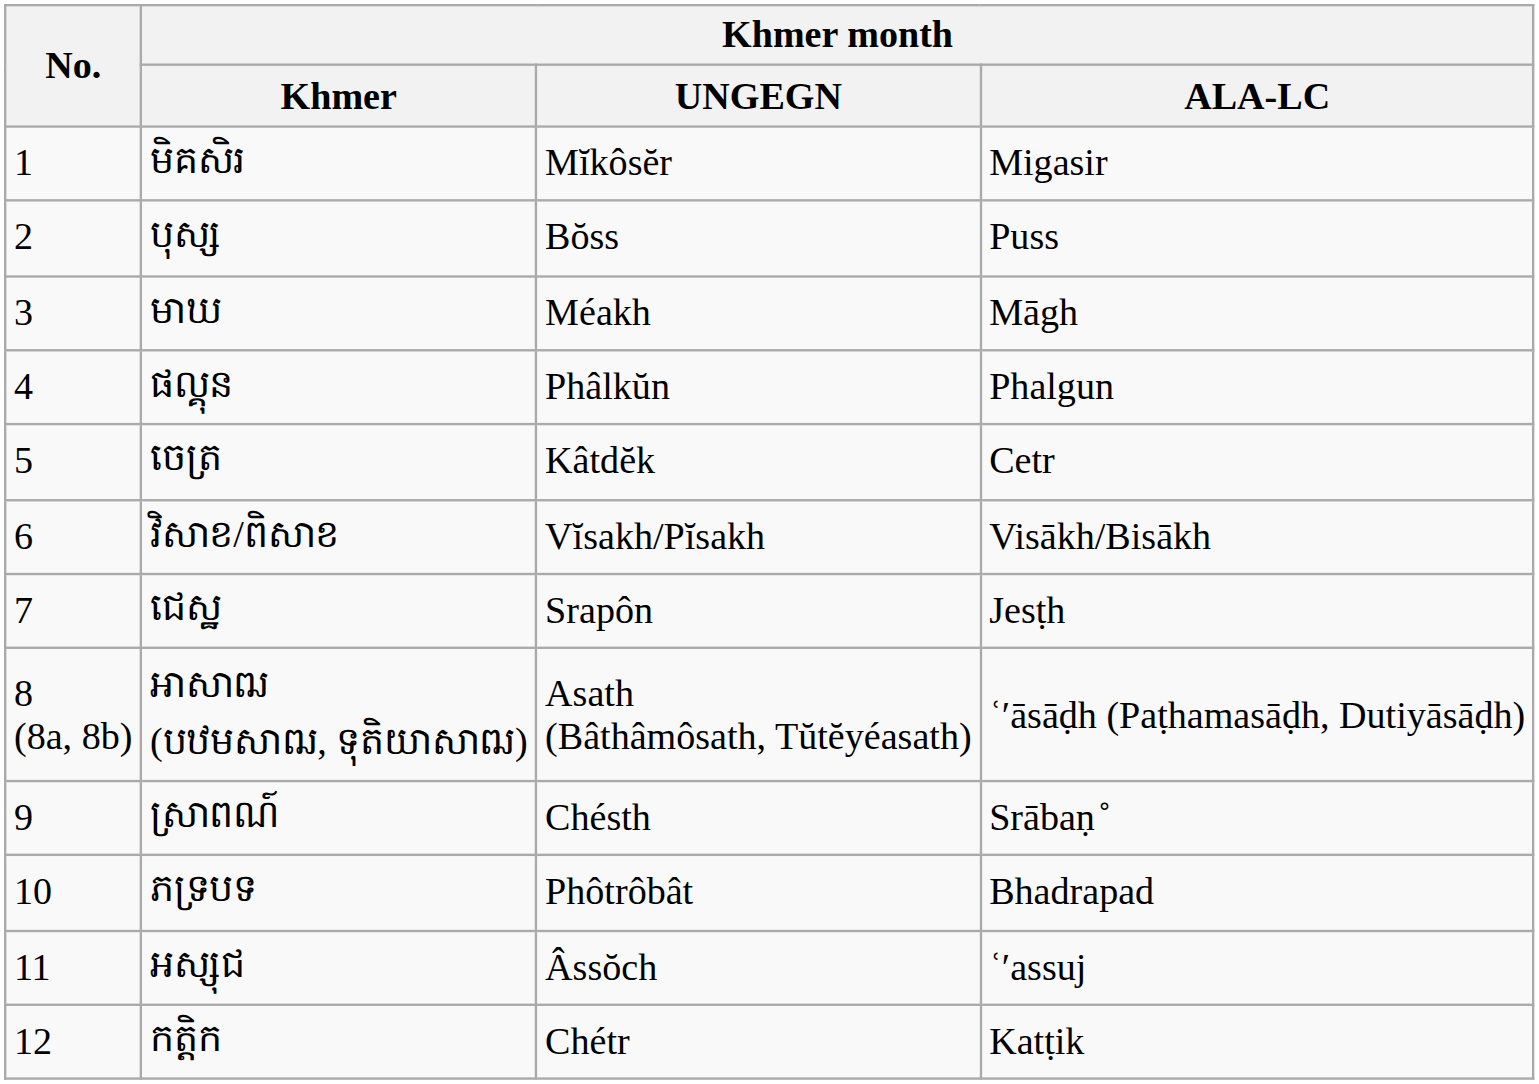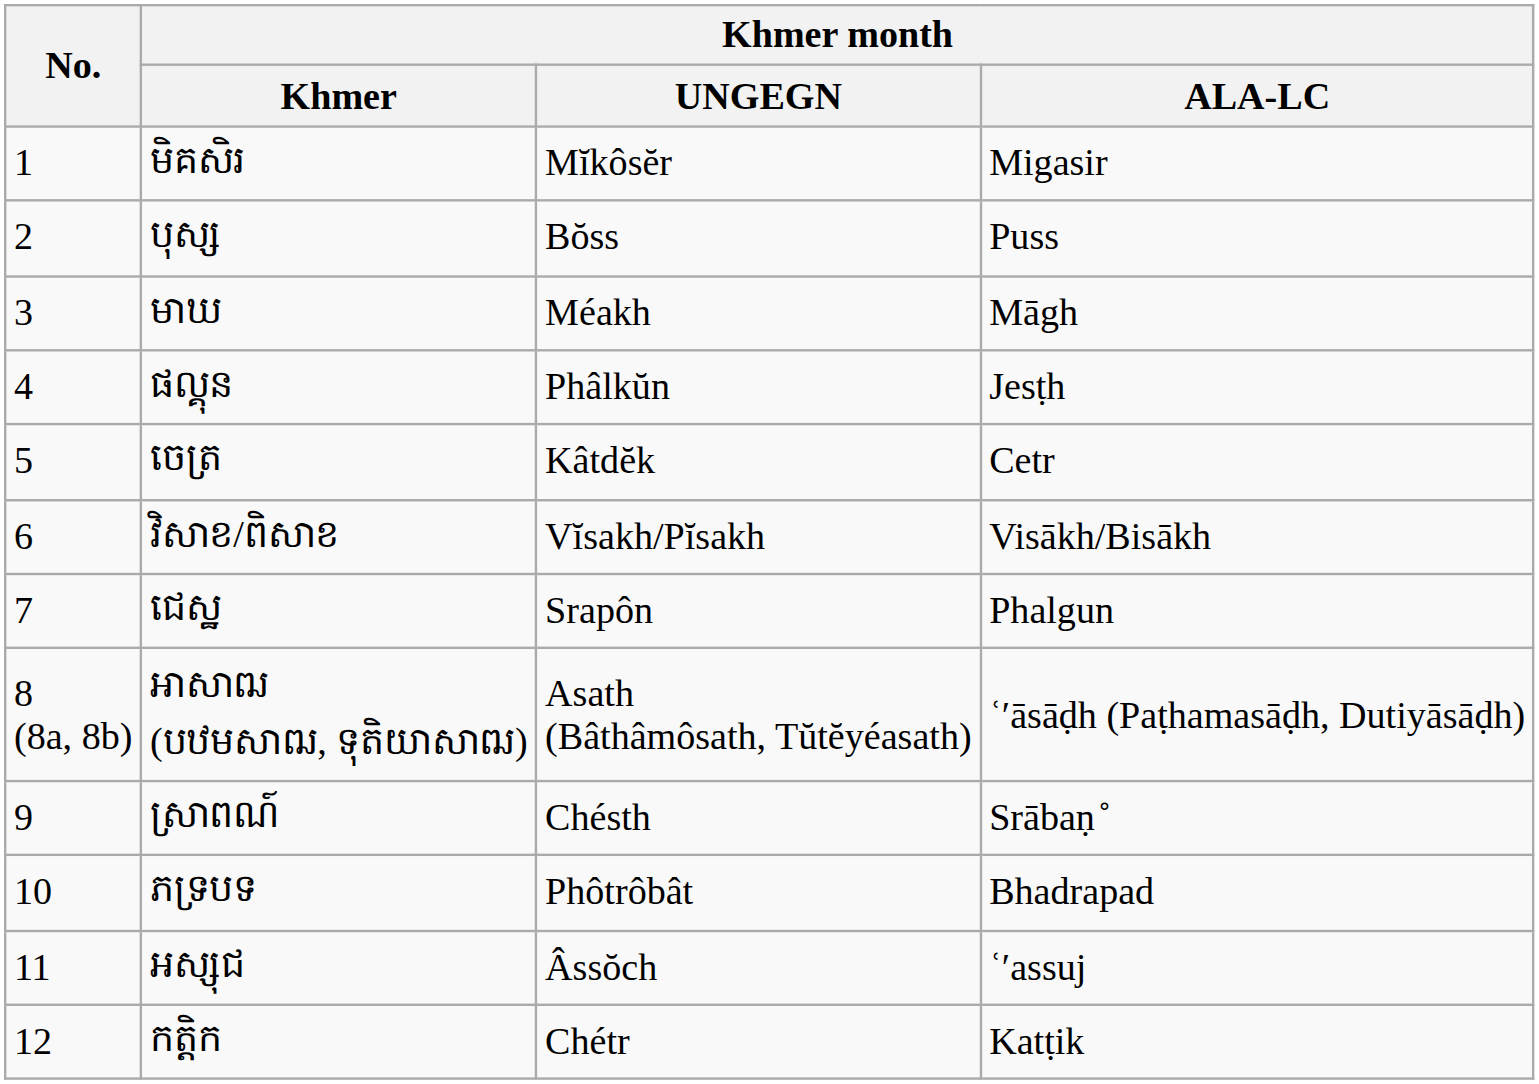(1052, 386) Phalgun -> (1027, 386) Jesṭh
(1027, 610) Jesṭh -> (1052, 610) Phalgun
